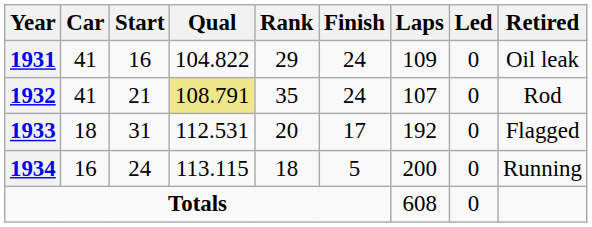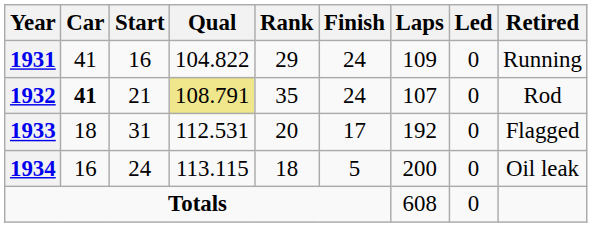(543, 58) Oil leak -> (543, 58) Running
(85, 95) normal -> (85, 95) bold
(543, 167) Running -> (543, 167) Oil leak
